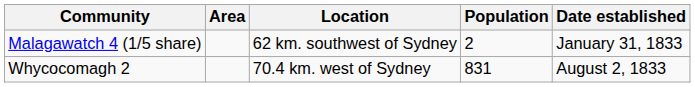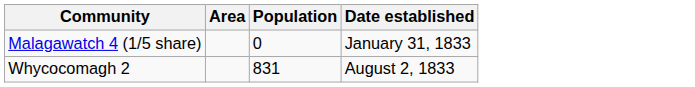- column: (355, 17)
(469, 43) 2 -> (257, 43) 0
